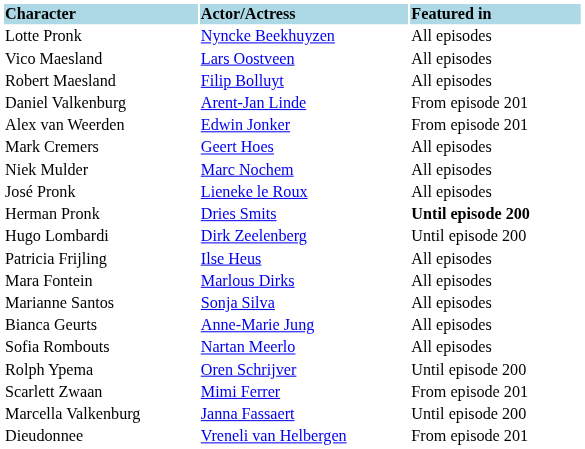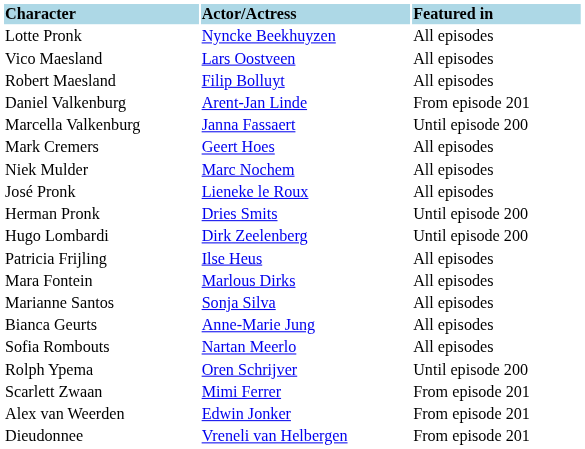rows swapped: (73, 414) <-> (65, 125)
(471, 214) bold -> (471, 214) normal
